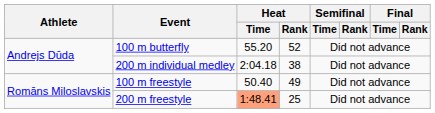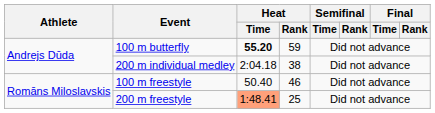(258, 48) normal -> (258, 48) bold
(295, 48) 52 -> (295, 48) 59
(295, 83) 49 -> (295, 83) 46
